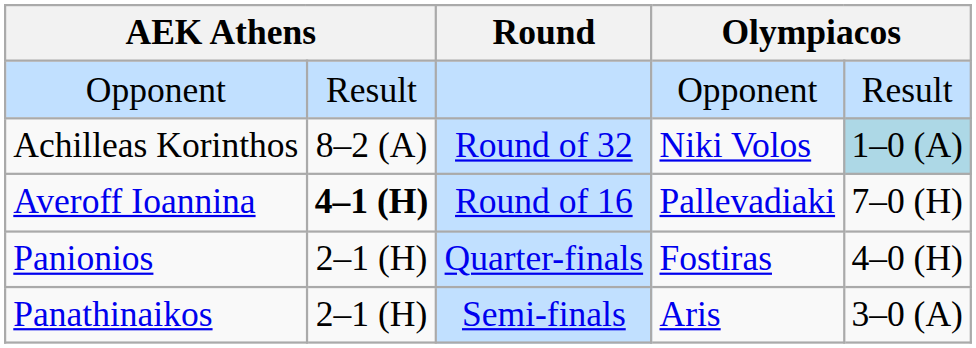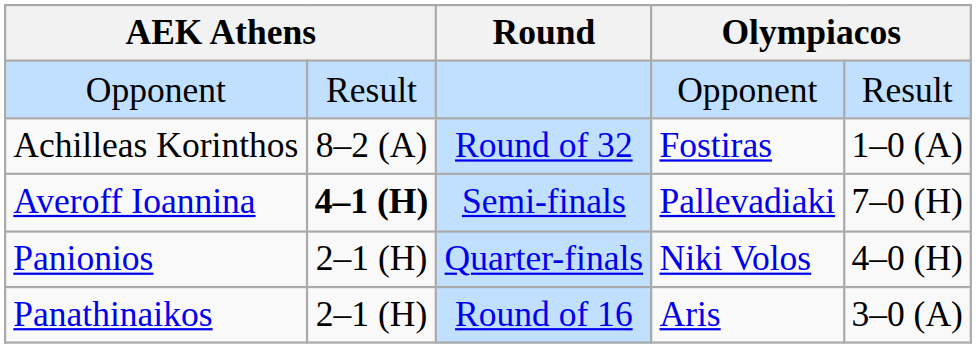(735, 145) Niki Volos -> (716, 145) Fostiras
(907, 145) lightblue background -> (907, 145) no background
(544, 201) Round of 16 -> (544, 201) Semi-finals
(716, 257) Fostiras -> (735, 257) Niki Volos
(544, 314) Semi-finals -> (544, 314) Round of 16
